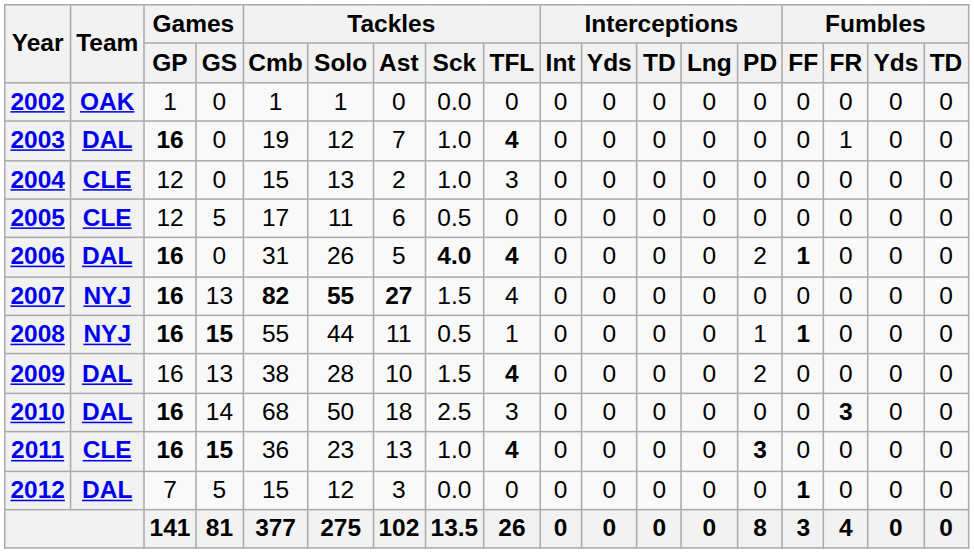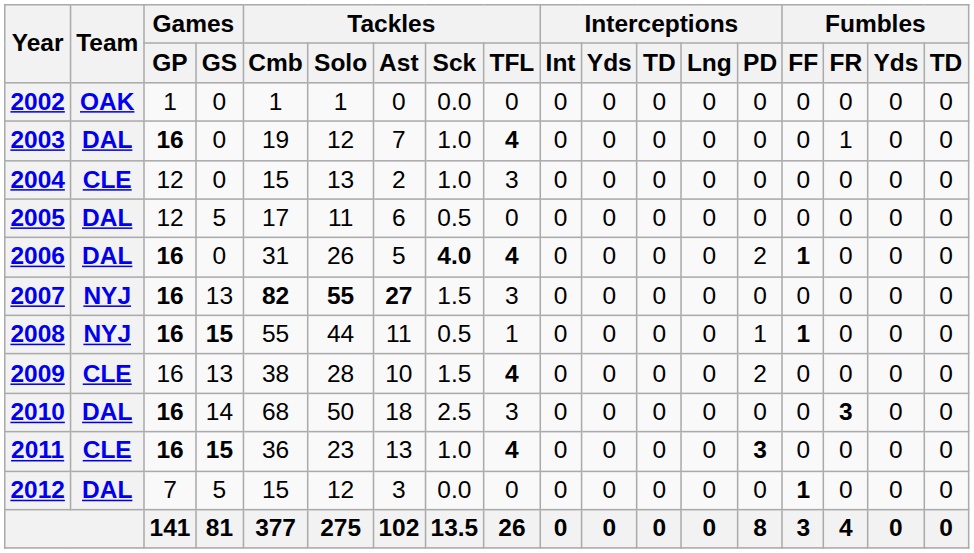(107, 218) CLE -> (107, 218) DAL
(512, 295) 4 -> (512, 295) 3
(107, 373) DAL -> (107, 373) CLE
